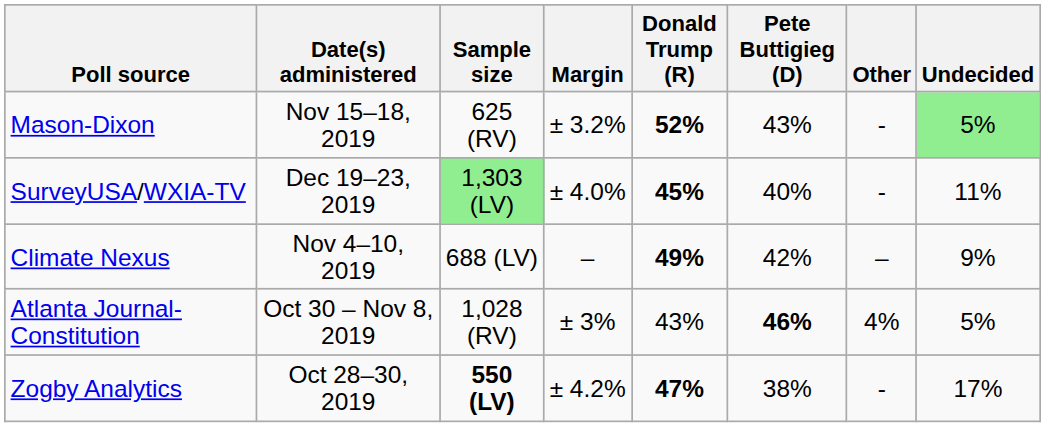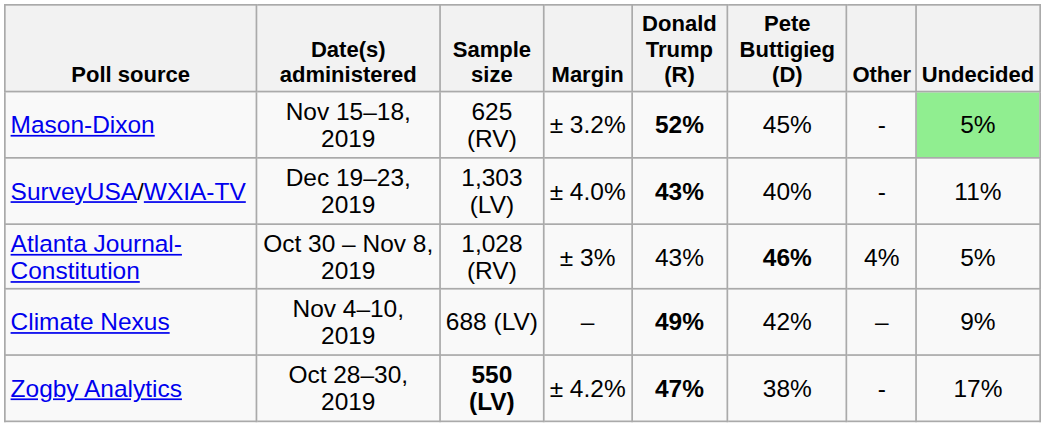(787, 125) 43% -> (787, 125) 45%
(492, 191) lightgreen background -> (492, 191) no background
(679, 191) 45% -> (679, 191) 43%
rows swapped: (90, 257) <-> (96, 323)
